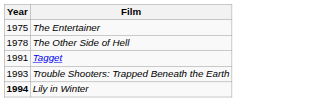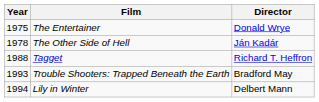+ column: (273, 12)
(17, 58) 1991 -> (17, 58) 1988
(17, 89) bold -> (17, 89) normal
